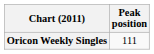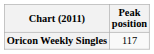(130, 40) 111 -> (130, 40) 117
